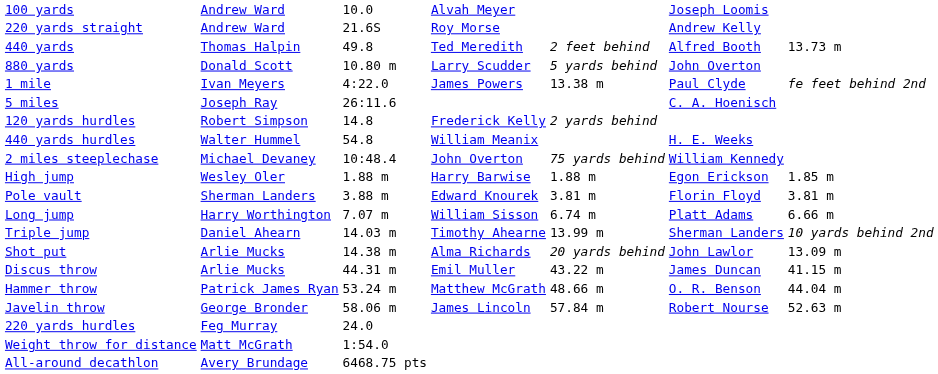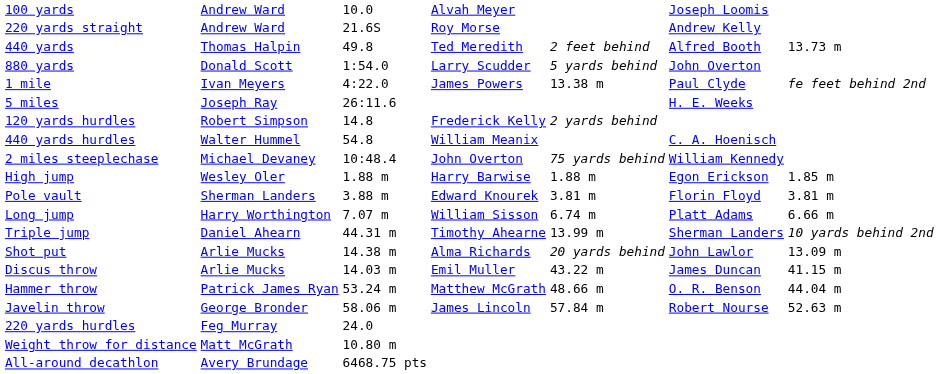(369, 65) 10.80 m -> (366, 65) 1:54.0
(723, 102) C. A. Hoenisch -> (711, 102) H. E. Weeks
(711, 140) H. E. Weeks -> (723, 140) C. A. Hoenisch
(369, 233) 14.03 m -> (369, 233) 44.31 m
(369, 270) 44.31 m -> (369, 270) 14.03 m
(366, 344) 1:54.0 -> (369, 344) 10.80 m
